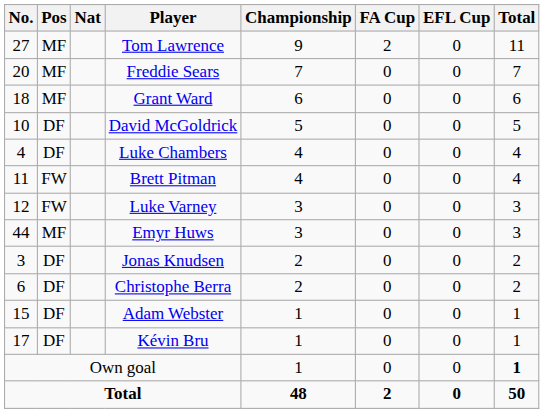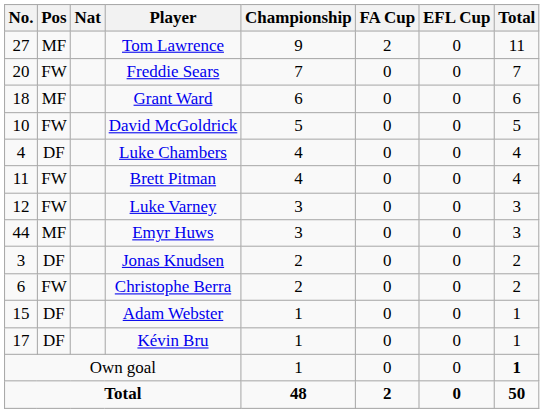(54, 71) MF -> (54, 71) FW
(54, 125) DF -> (54, 125) FW
(54, 286) DF -> (54, 286) FW
